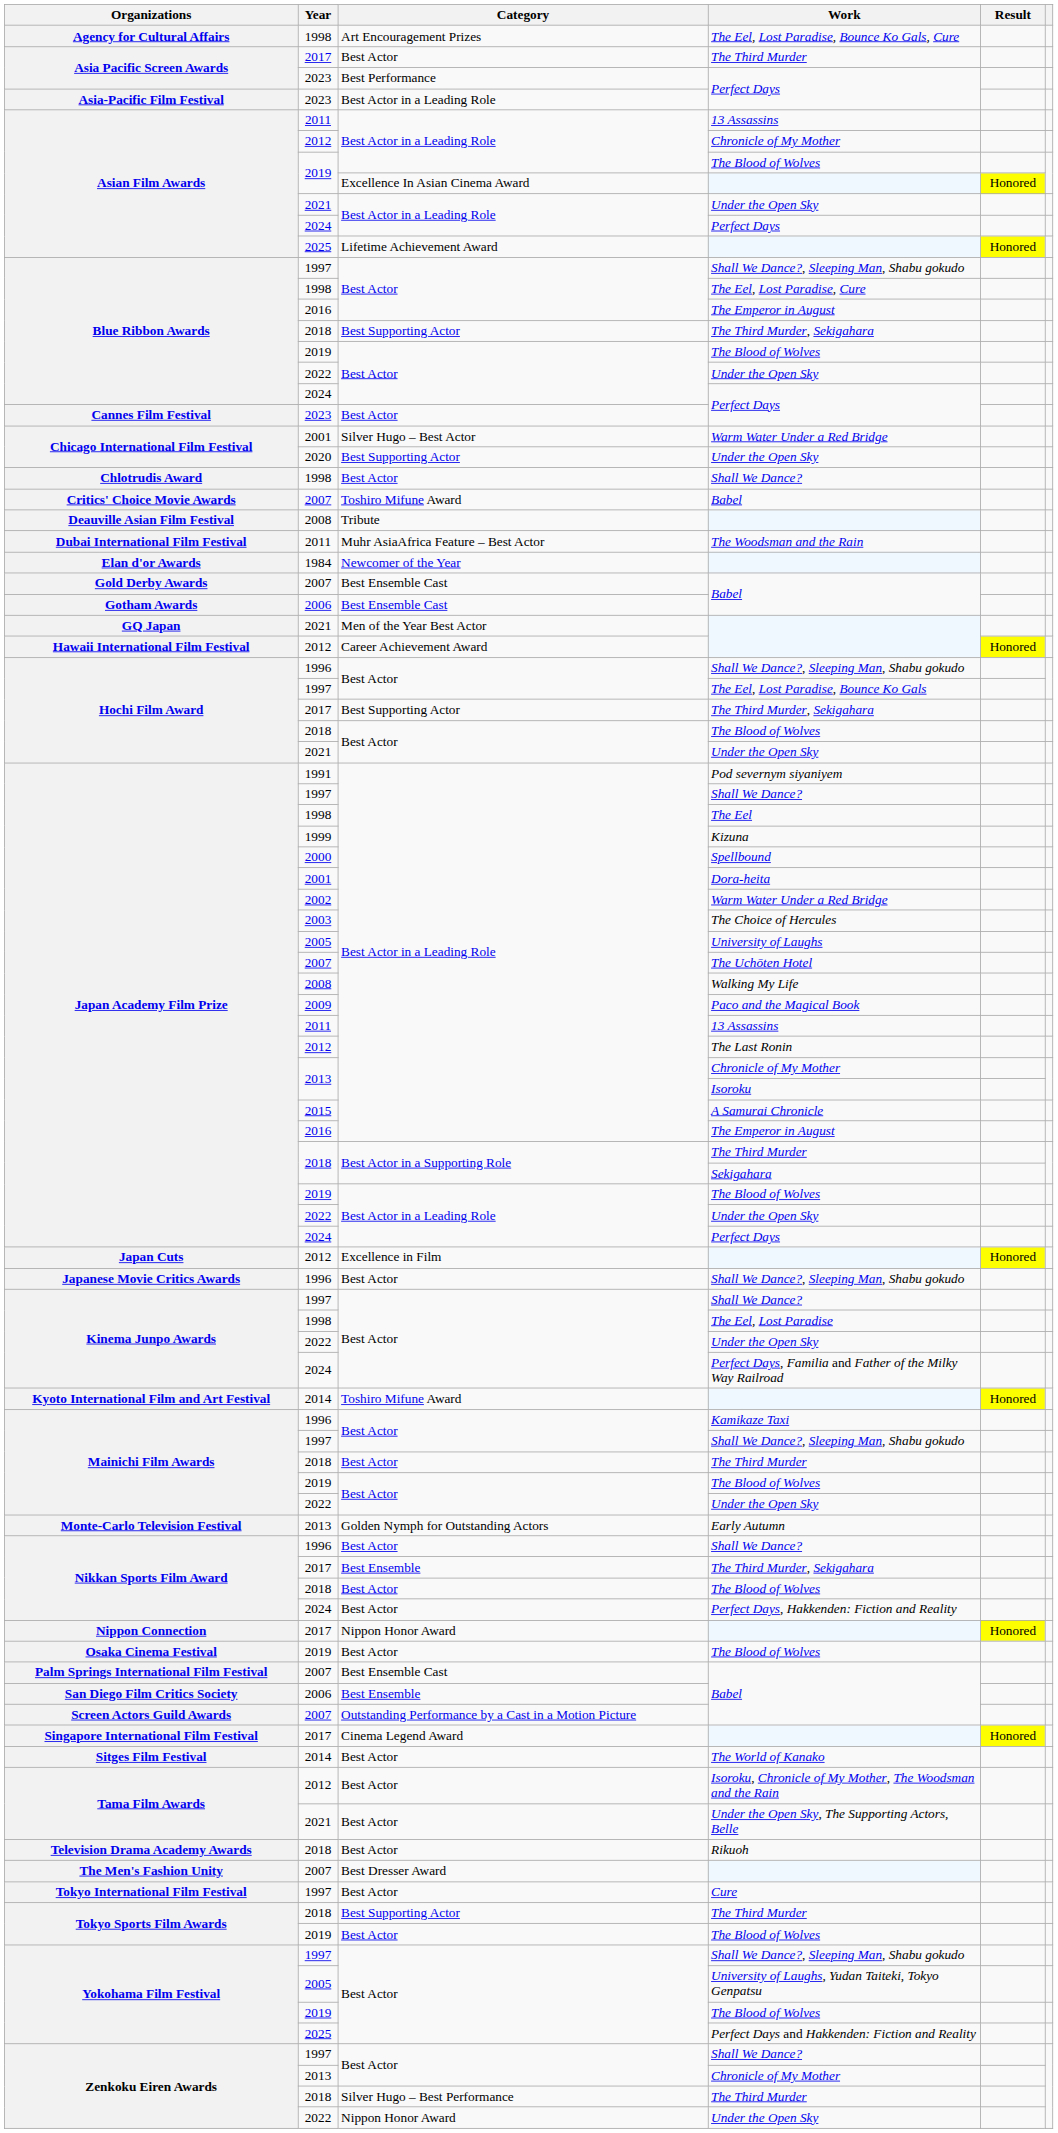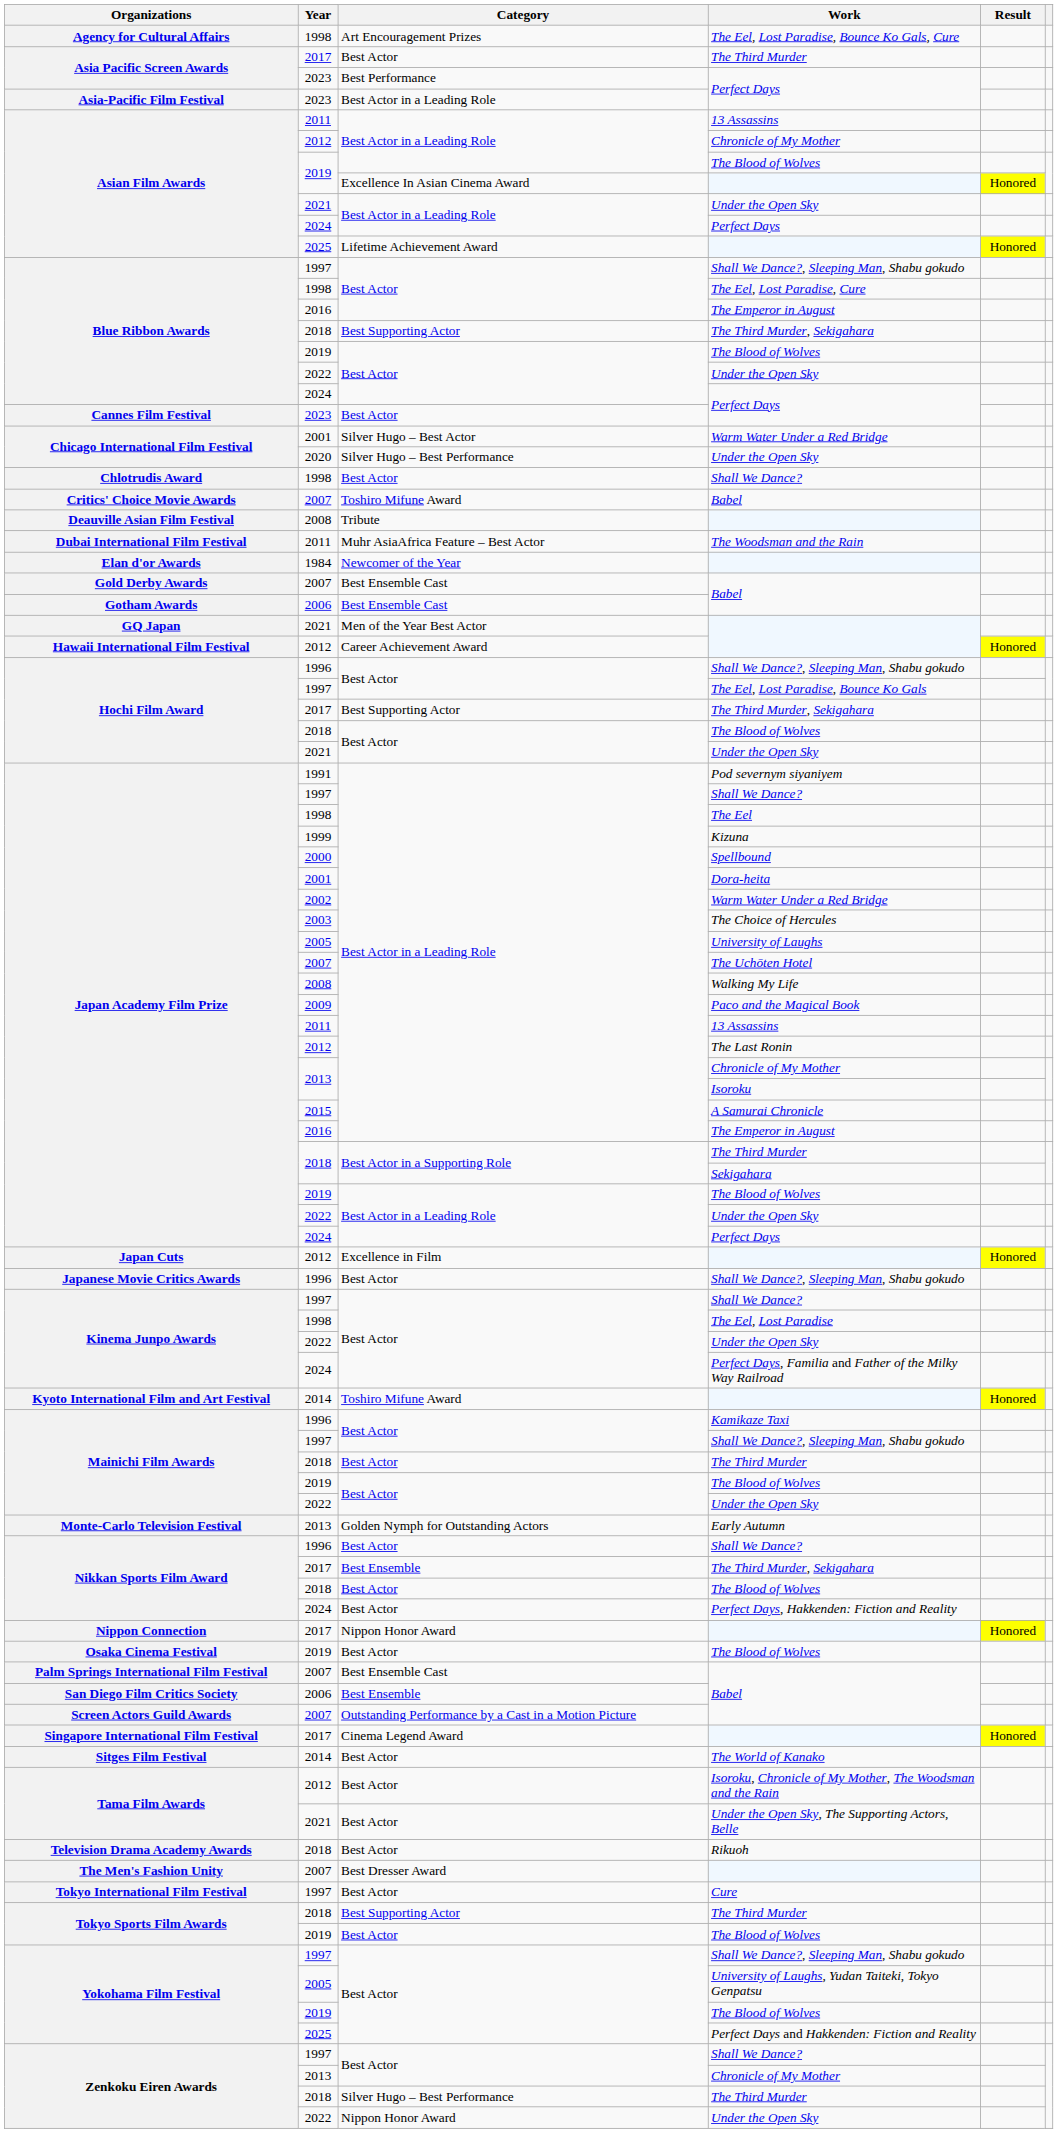(401, 457) Best Supporting Actor -> (427, 457) Silver Hugo – Best Performance
